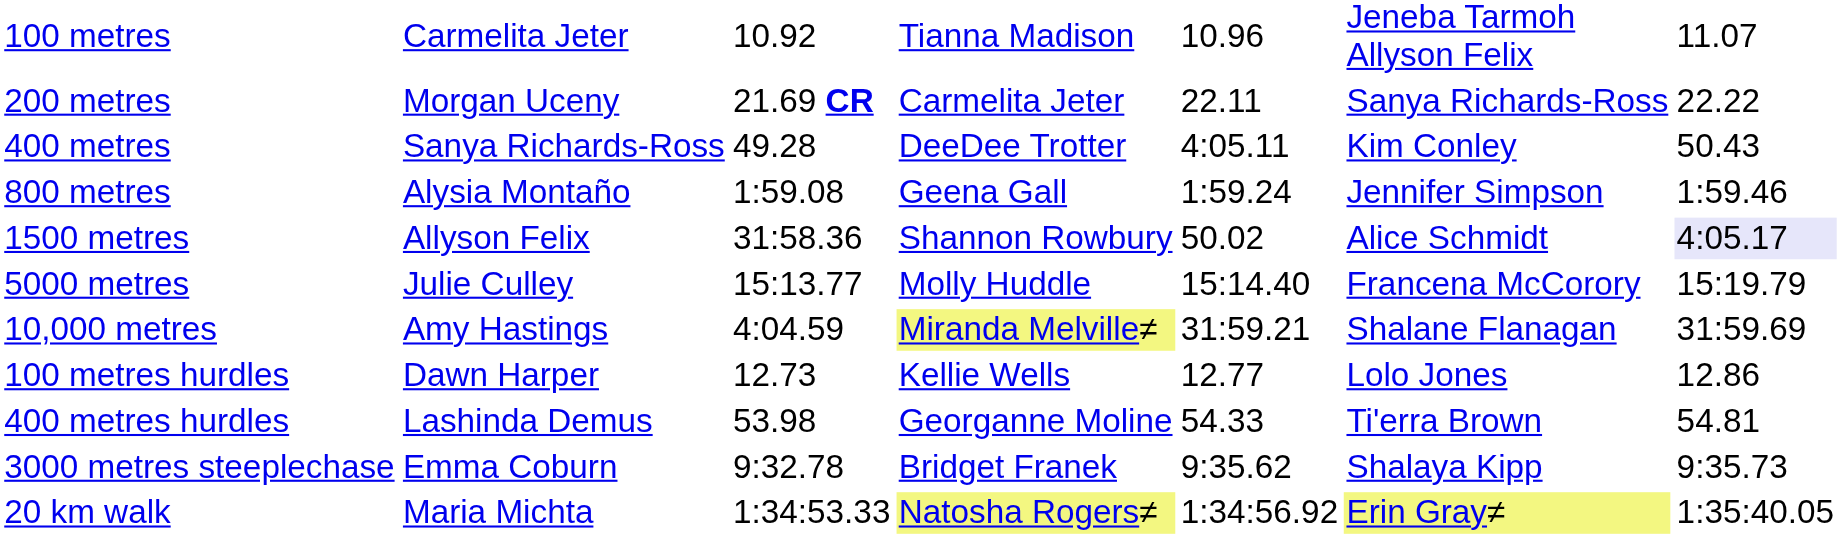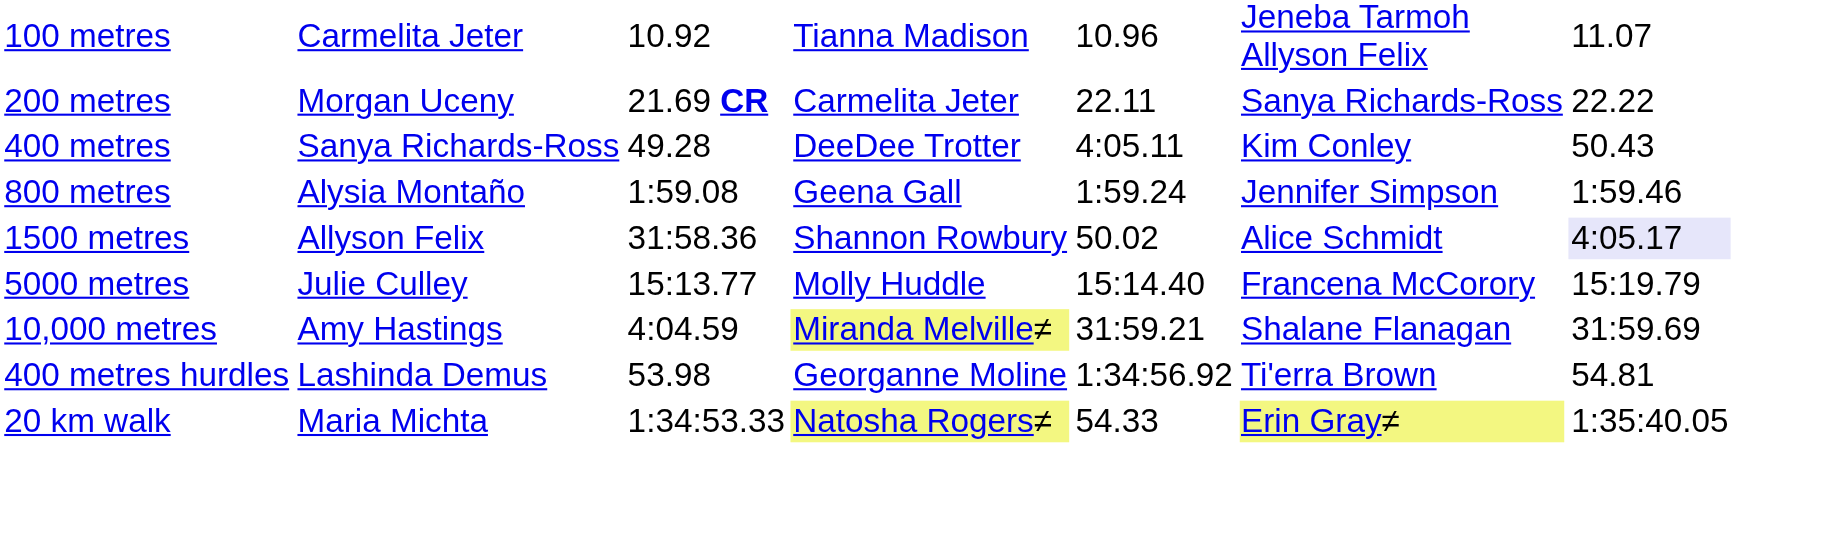- row: (147, 375)
(1222, 420) 54.33 -> (1154, 375) 1:34:56.92
- row: (199, 466)
(1259, 512) 1:34:56.92 -> (1117, 420) 54.33
